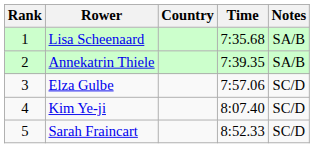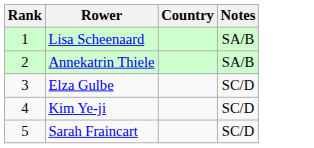- column: (243, 16)
